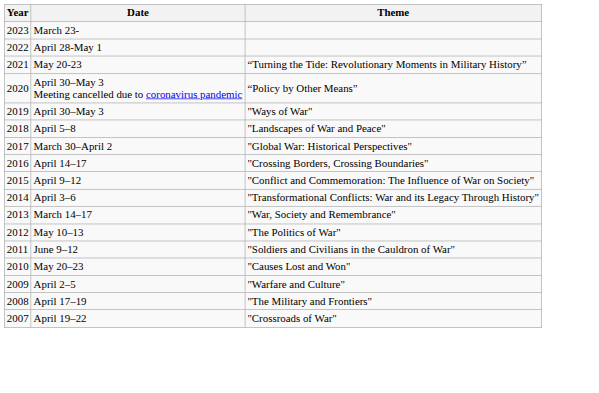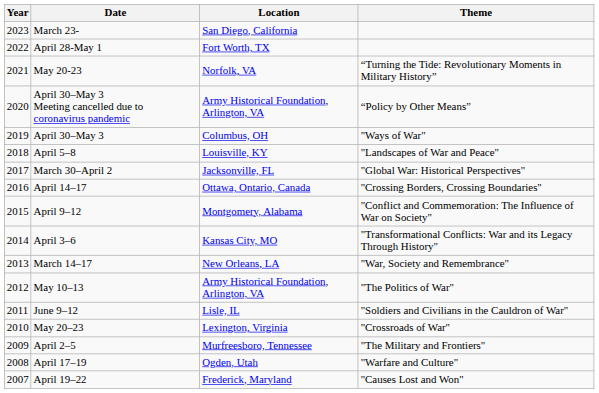+ column: (279, 13)
(299, 266) "Causes Lost and Won" -> (405, 328) "Crossroads of War"
(296, 284) "Warfare and Culture" -> (423, 345) "The Military and Frontiers"
(310, 301) "The Military and Frontiers" -> (409, 362) "Warfare and Culture"
(292, 318) "Crossroads of War" -> (412, 379) "Causes Lost and Won"
